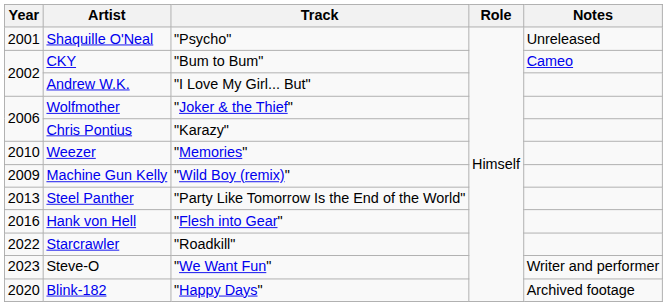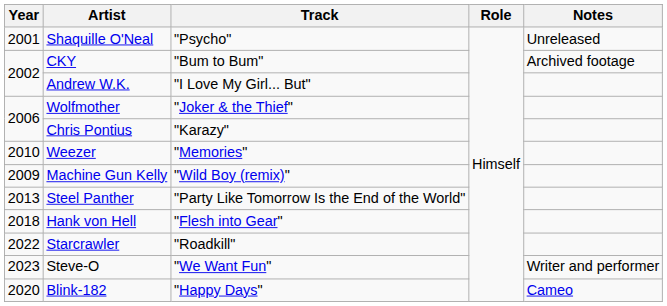(550, 61) Cameo -> (581, 61) Archived footage
(24, 221) 2016 -> (24, 221) 2018
(581, 289) Archived footage -> (550, 289) Cameo
